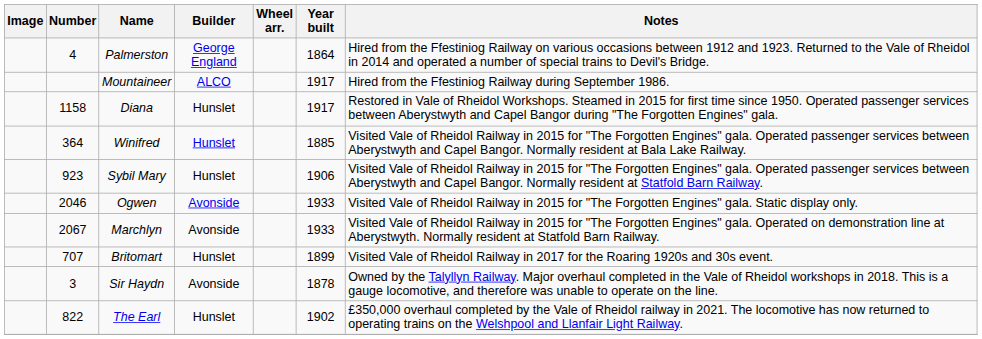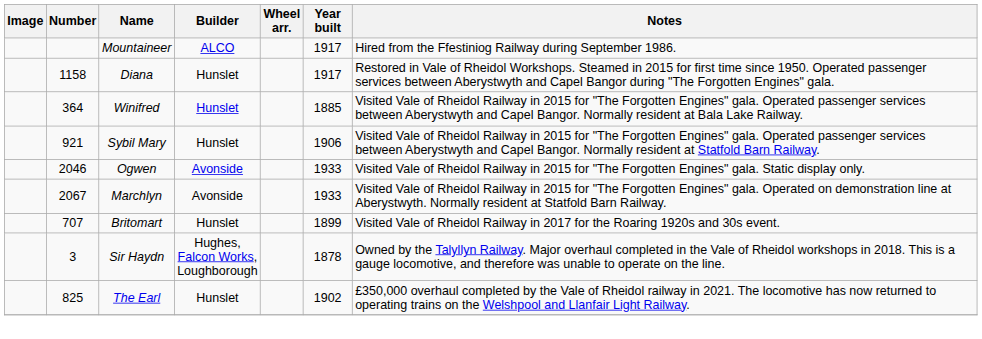- row: (137, 55)
(73, 176) 923 -> (73, 142) 921
(214, 283) Avonside -> (217, 256) Hughes, Falcon Works, Loughborough
(73, 317) 822 -> (73, 297) 825
